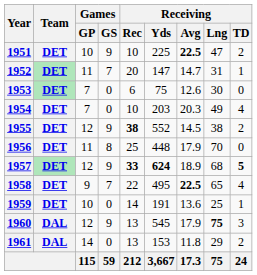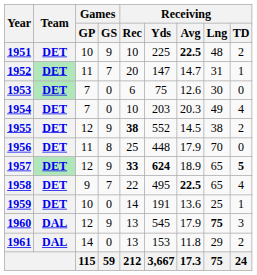(217, 52) 47 -> (217, 52) 48
(217, 166) 68 -> (217, 166) 65
